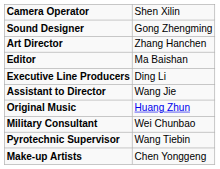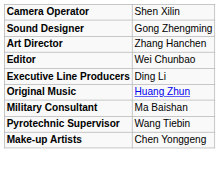(161, 60) Ma Baishan -> (165, 60) Wei Chunbao
- row: (56, 92)
(165, 124) Wei Chunbao -> (161, 108) Ma Baishan
